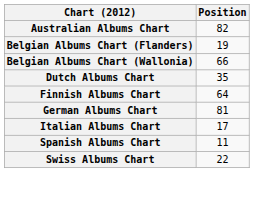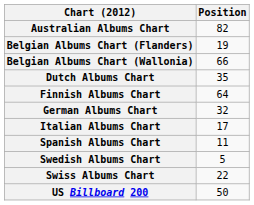(222, 110) 81 -> (222, 110) 32
+ row: (100, 159)
+ row: (100, 192)
